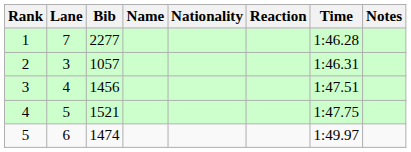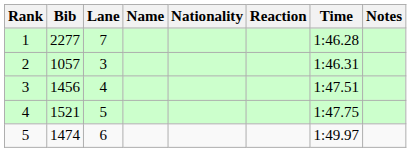columns swapped: (66, 16) <-> (105, 16)
